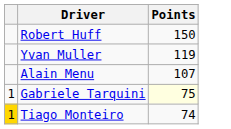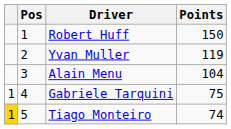+ column: (32, 14)
(185, 74) 107 -> (212, 74) 104
(188, 94) lightyellow background -> (216, 94) no background
